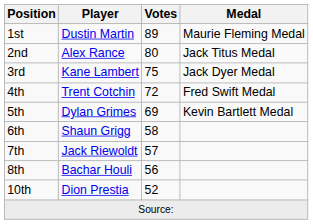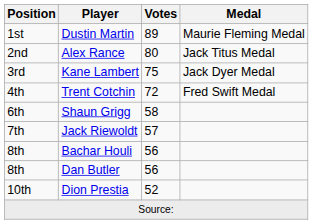- row: (99, 111)
+ row: (91, 170)
